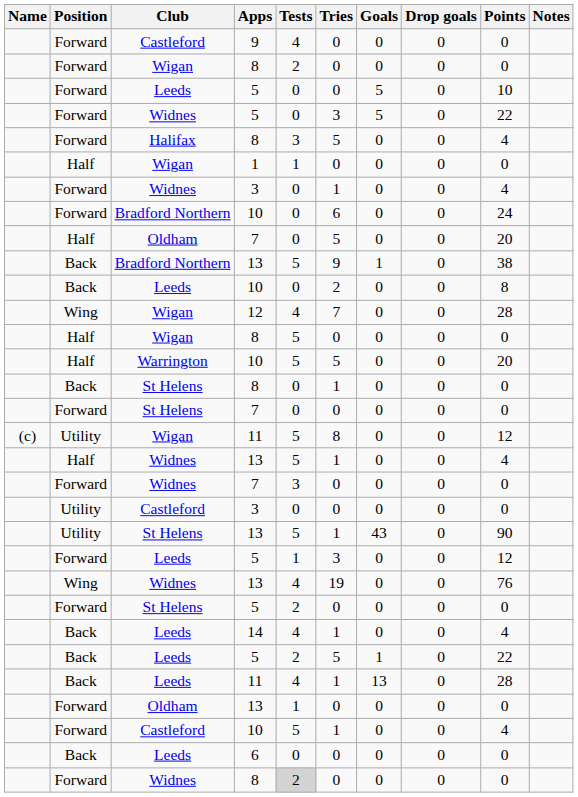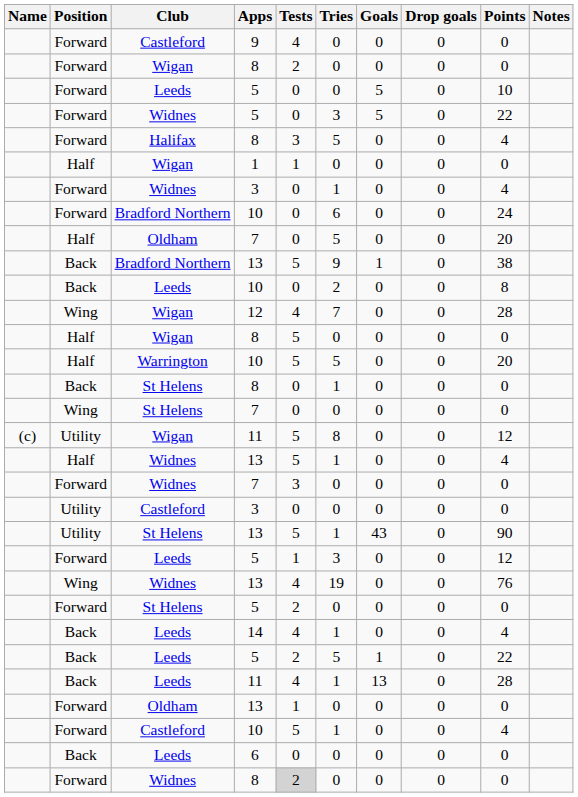(81, 410) Forward -> (81, 410) Wing
